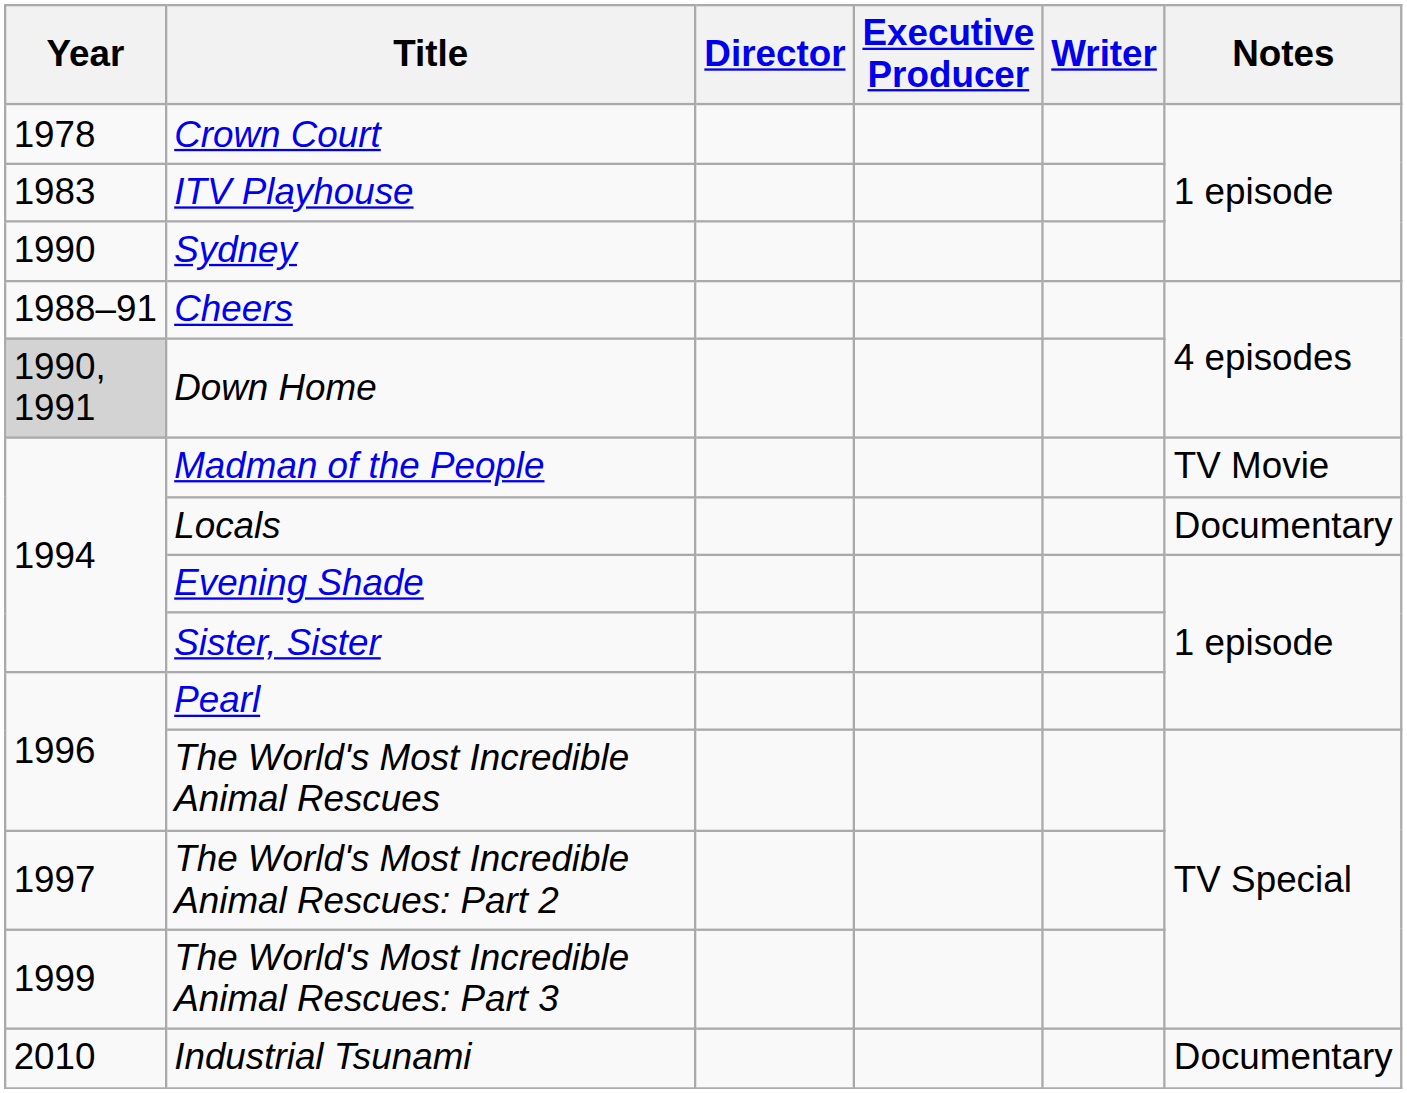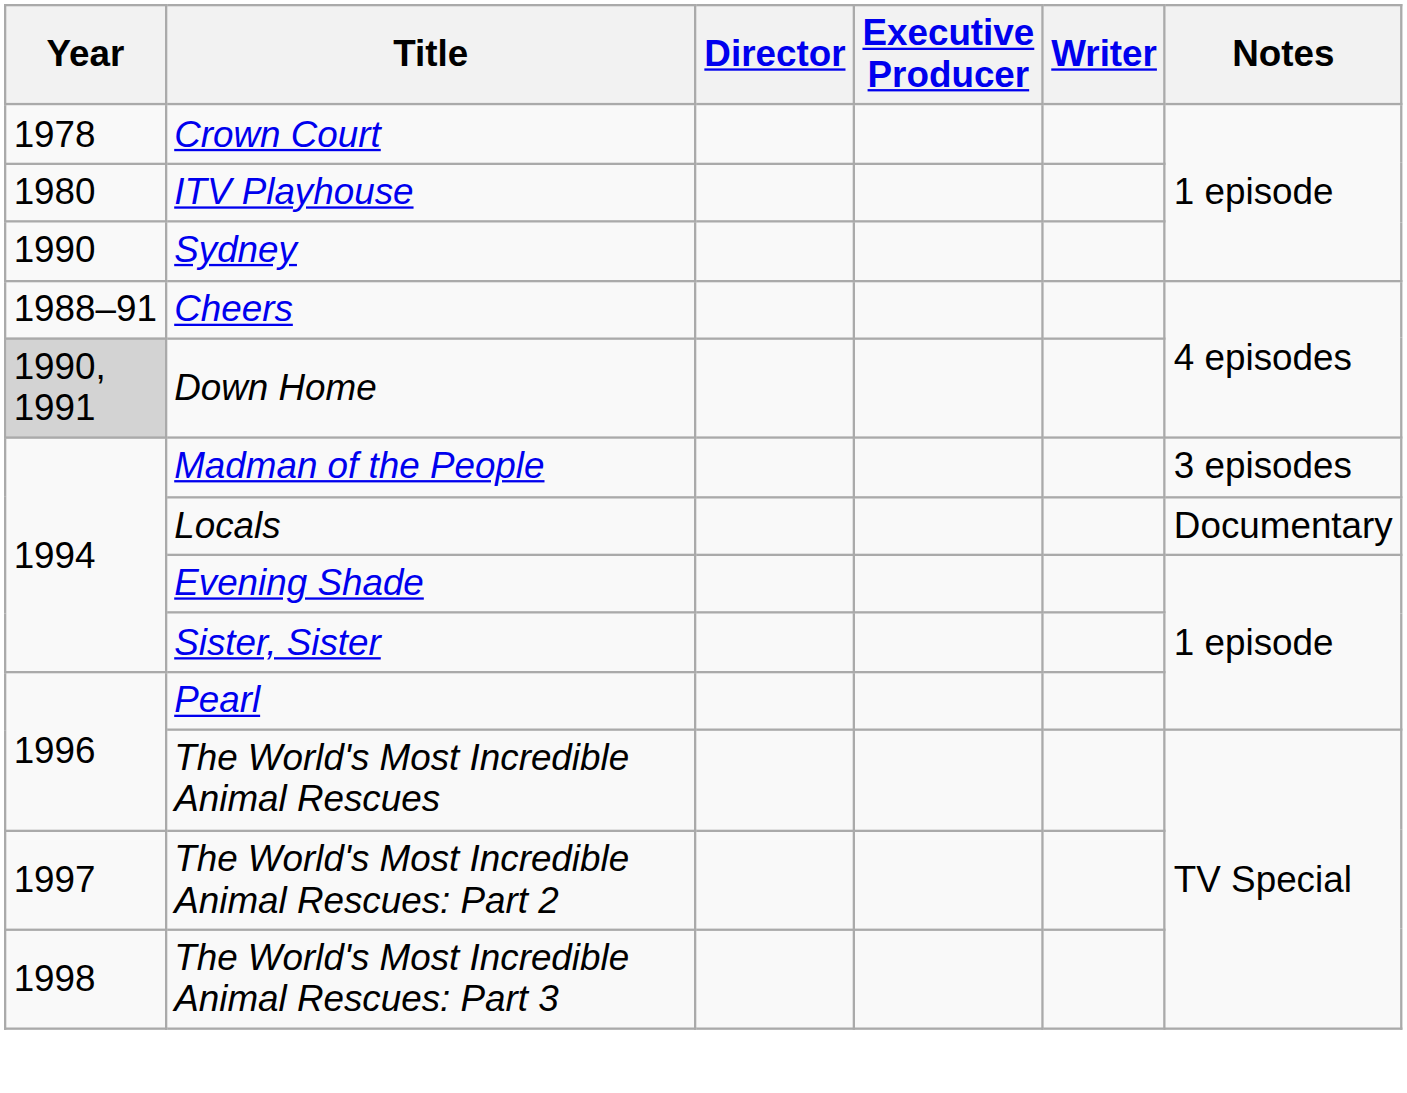(55, 191) 1983 -> (55, 191) 1980
(1252, 466) TV Movie -> (1263, 466) 3 episodes
(55, 978) 1999 -> (55, 978) 1998
- row: (323, 1057)
